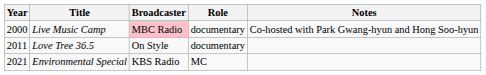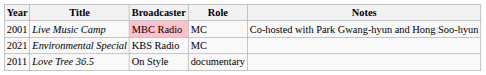(17, 29) 2000 -> (17, 29) 2001
(218, 29) documentary -> (199, 29) MC
rows swapped: (63, 45) <-> (80, 62)
